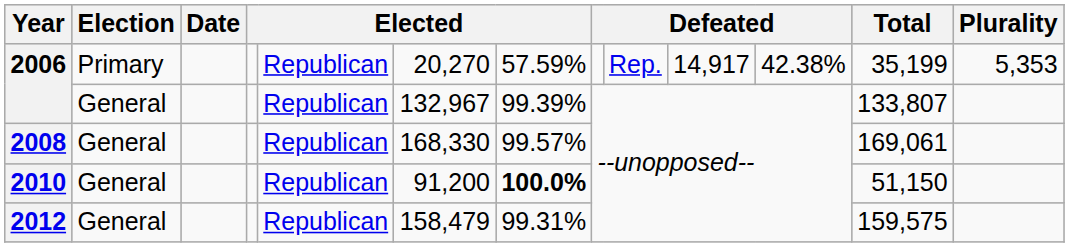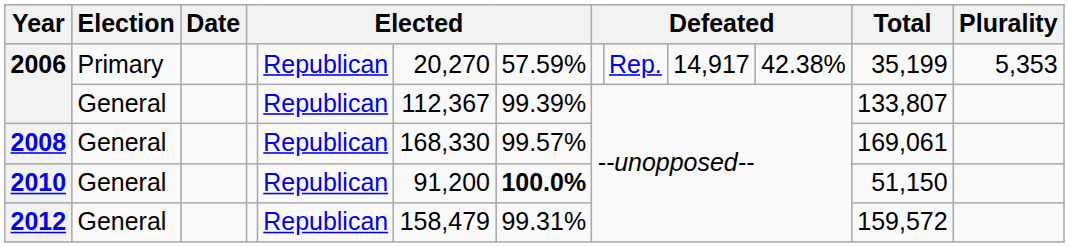(445, 103) 132,967 -> (446, 103) 112,367
(902, 222) 159,575 -> (902, 222) 159,572
